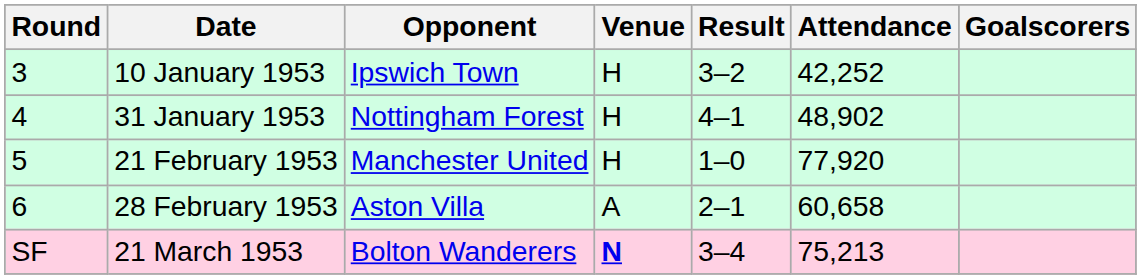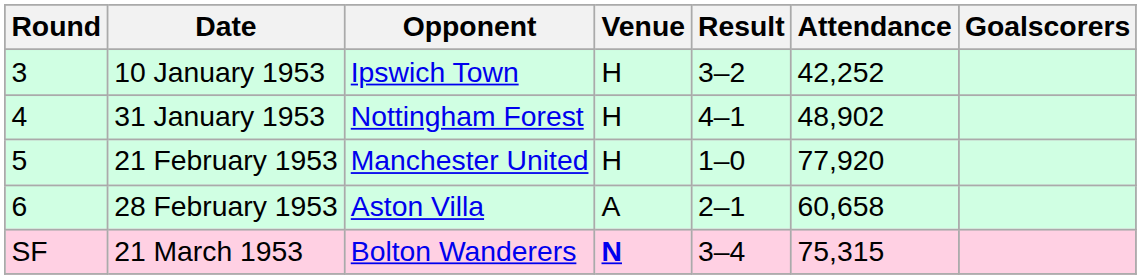(841, 251) 75,213 -> (841, 251) 75,315
